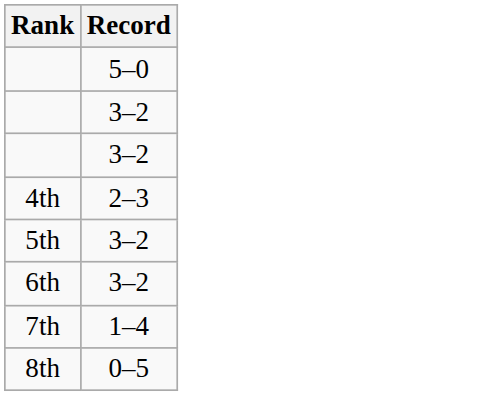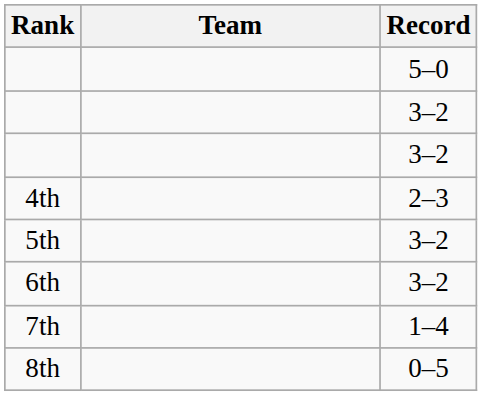+ column: (230, 25)
